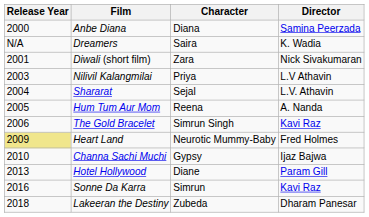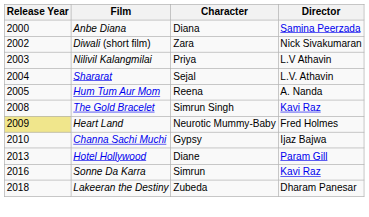- row: (95, 44)
(18, 60) 2001 -> (18, 44) 2002
(18, 124) 2006 -> (18, 108) 2008
